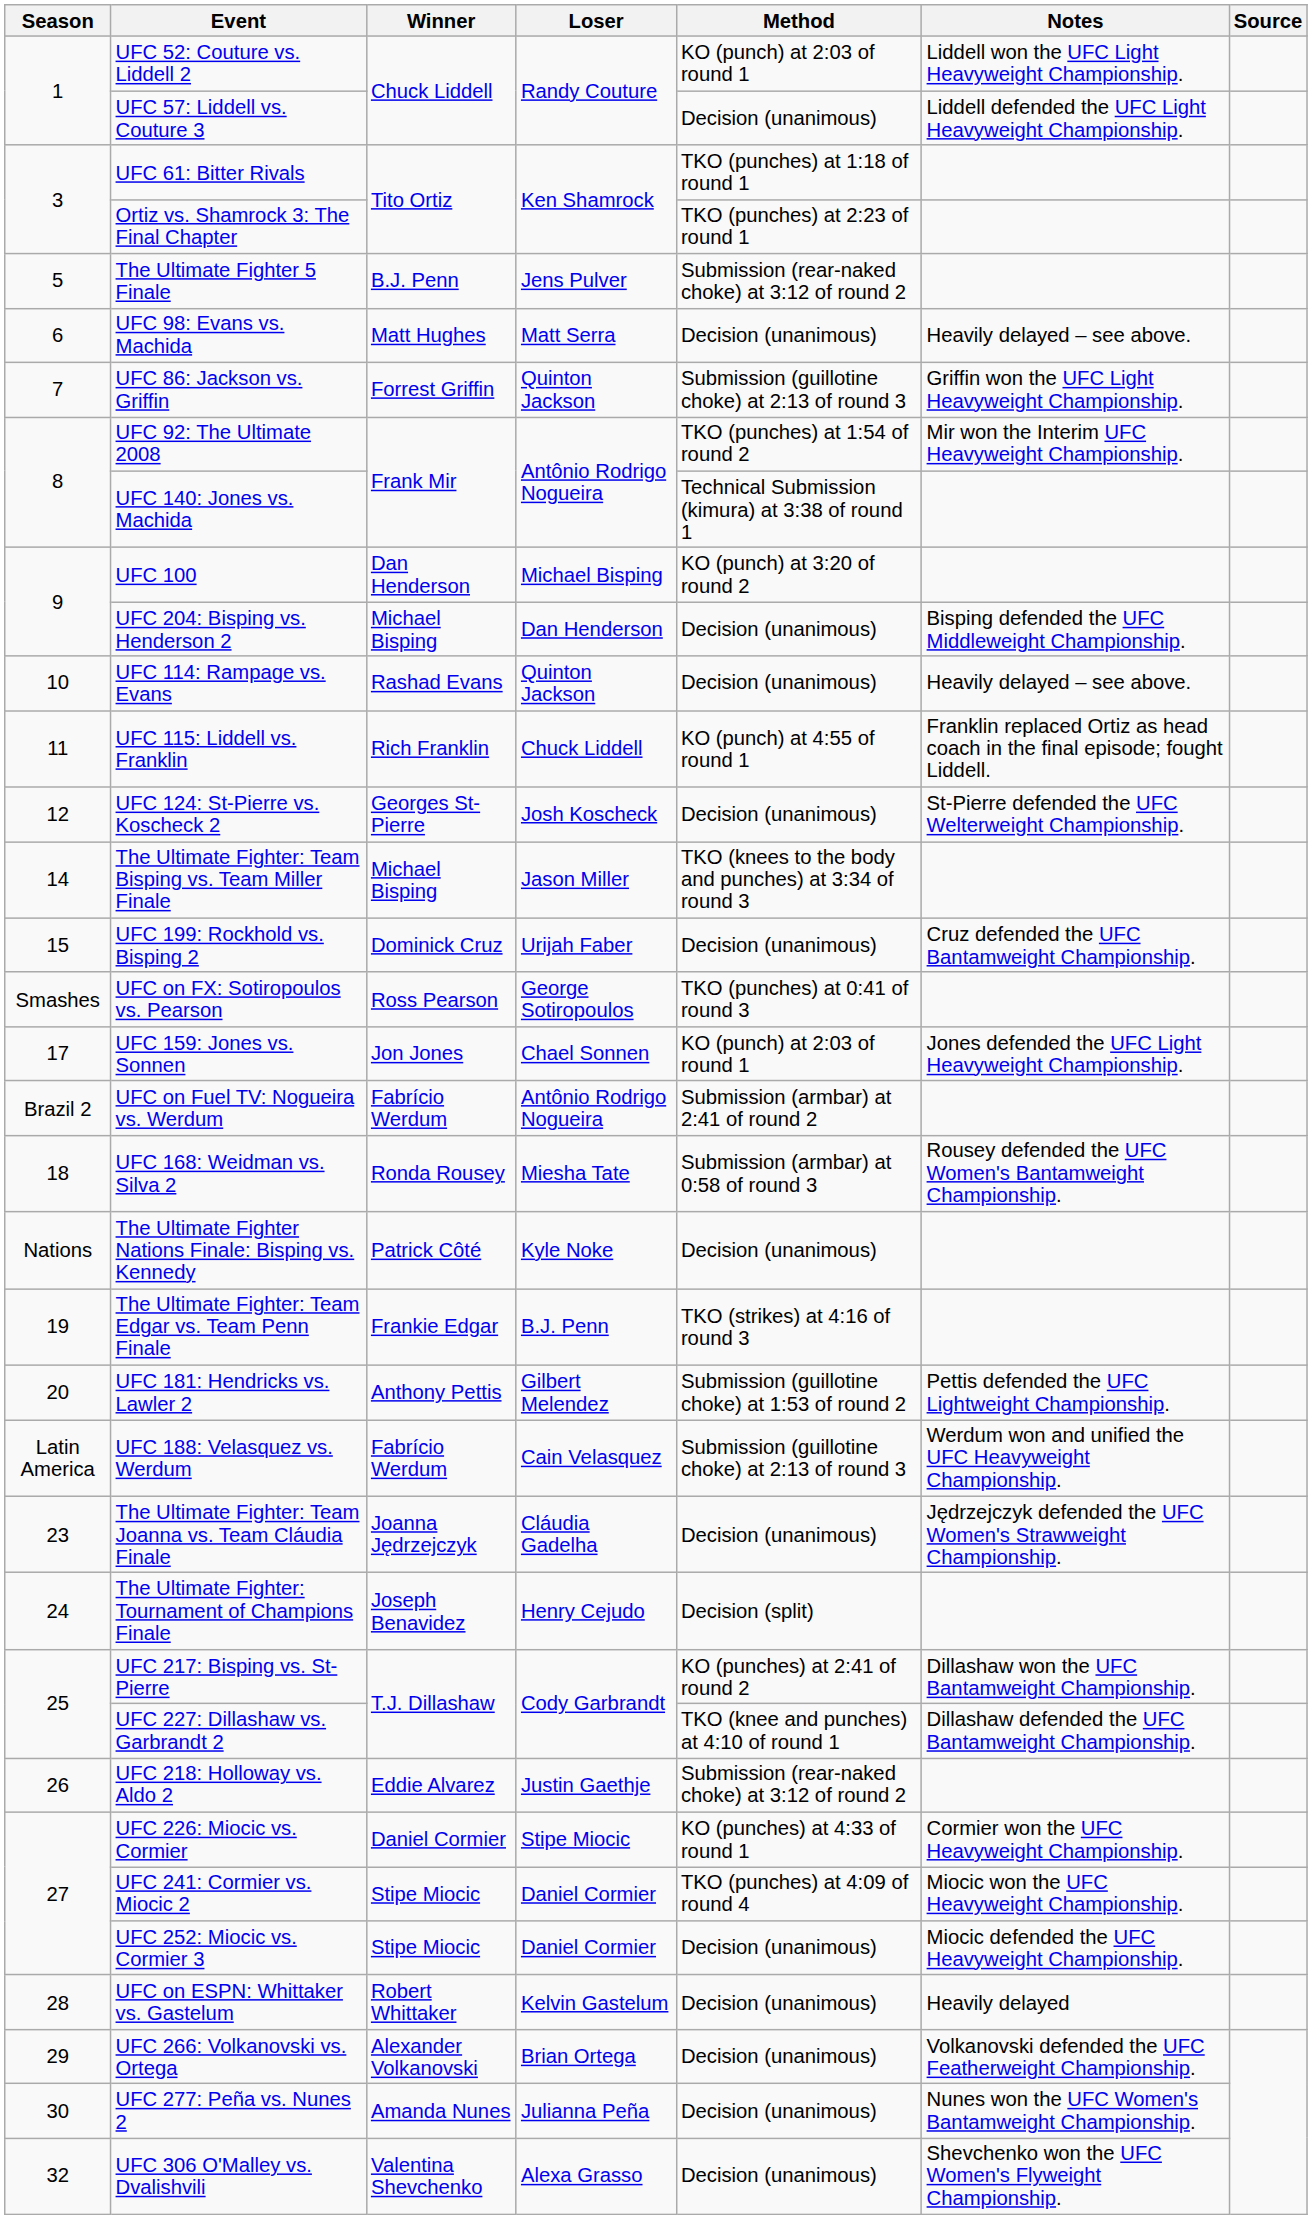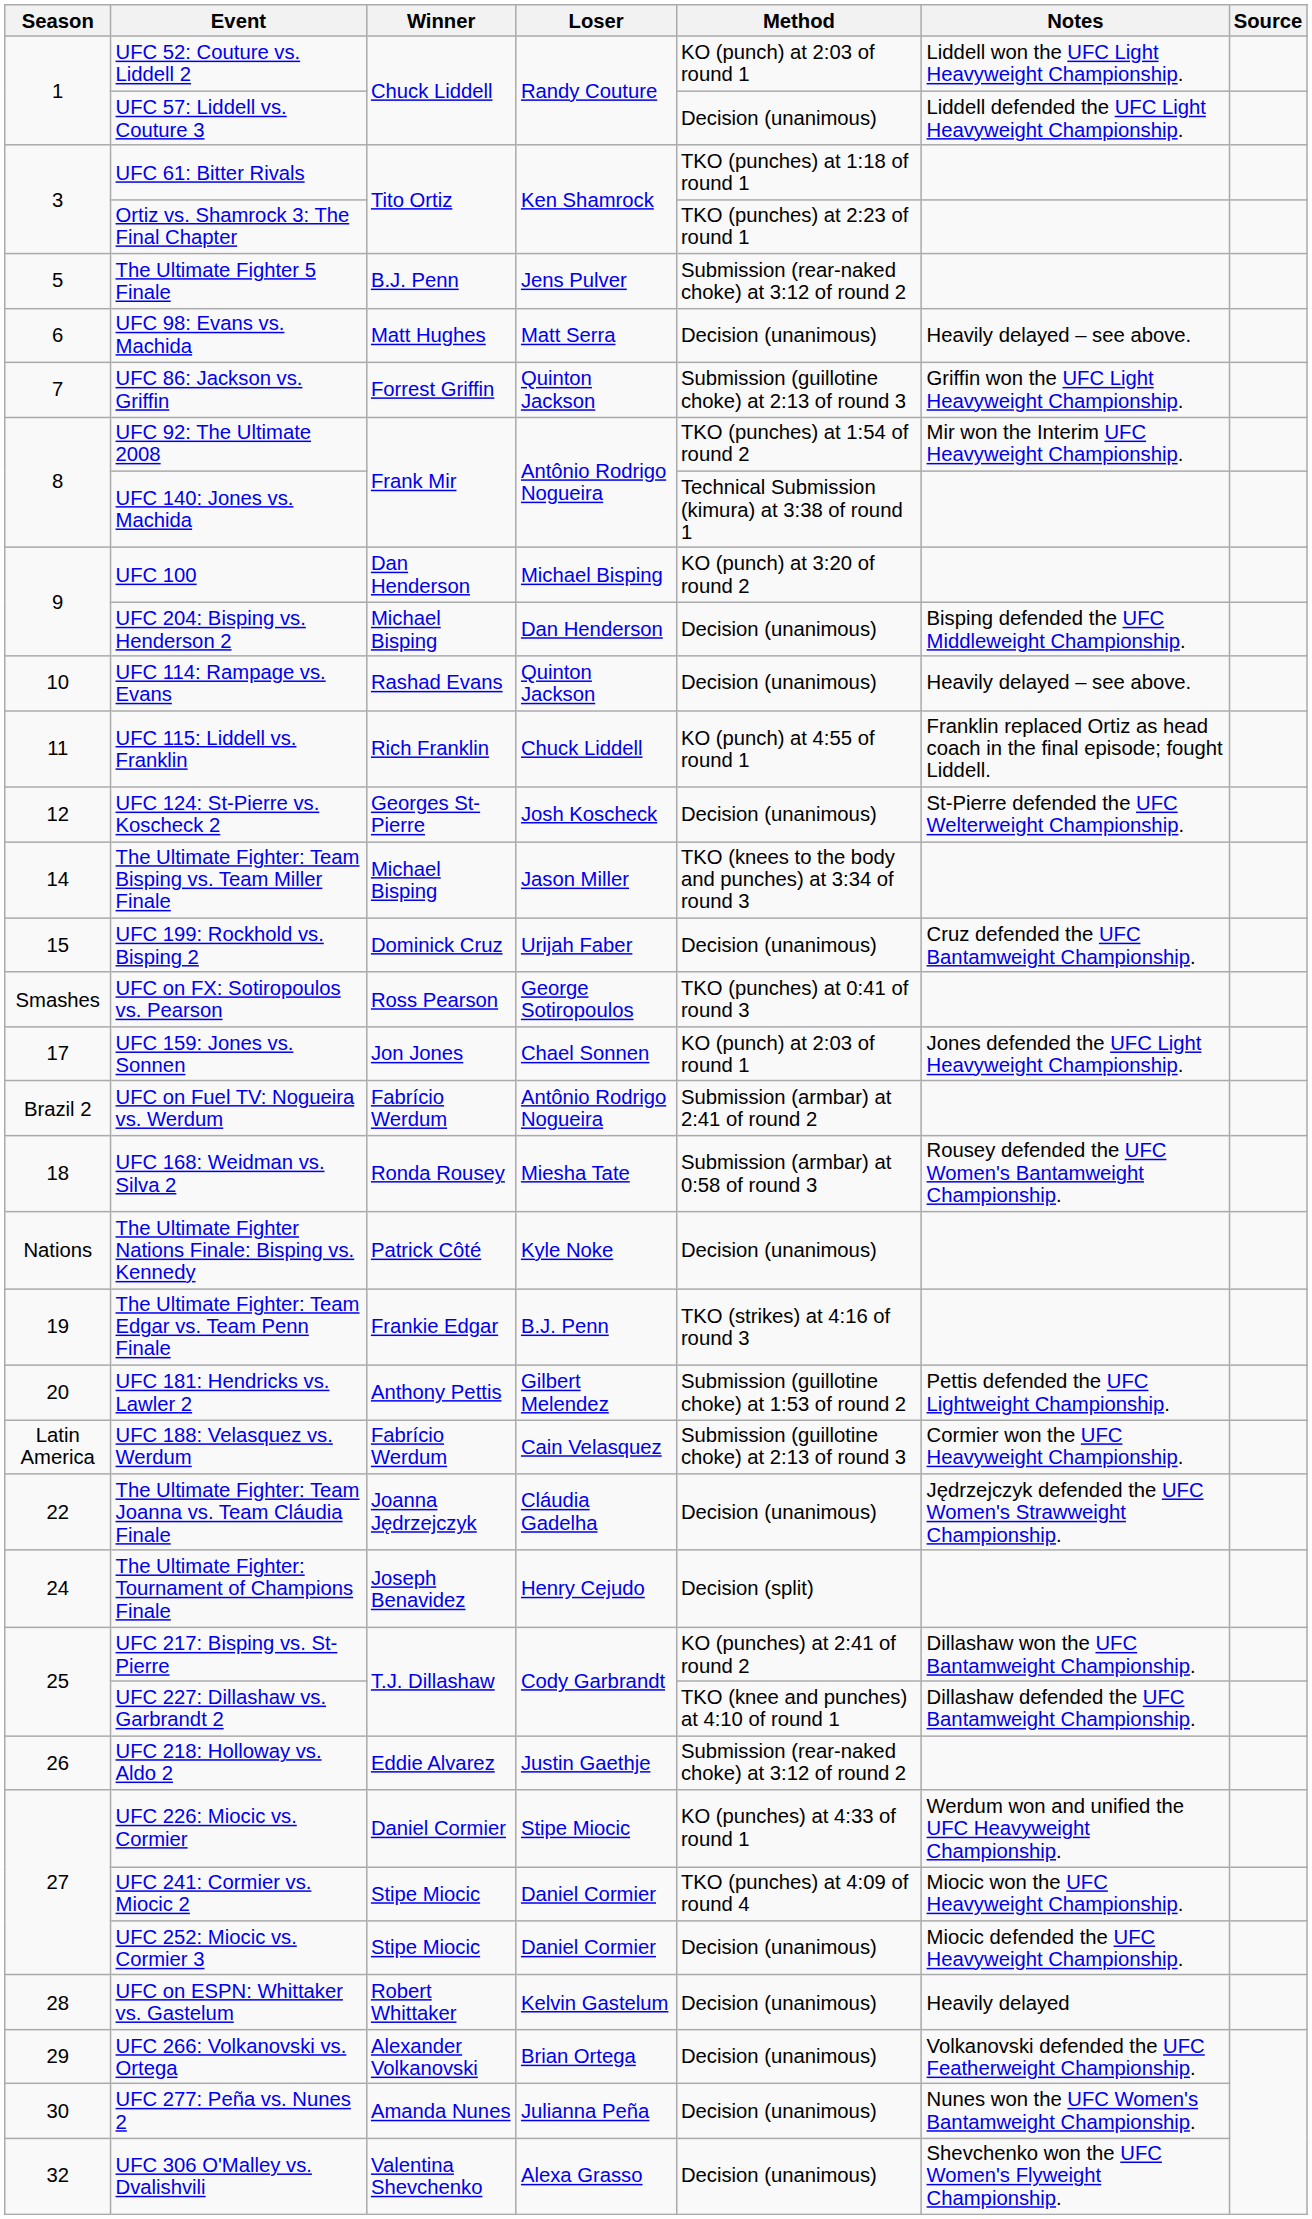(1055, 1457) Werdum won and unified the UFC Heavyweight Championship. -> (1055, 1446) Cormier won the UFC Heavyweight Championship.
(58, 1534) 23 -> (58, 1512) 22
(1055, 1839) Cormier won the UFC Heavyweight Championship. -> (1055, 1828) Werdum won and unified the UFC Heavyweight Championship.
